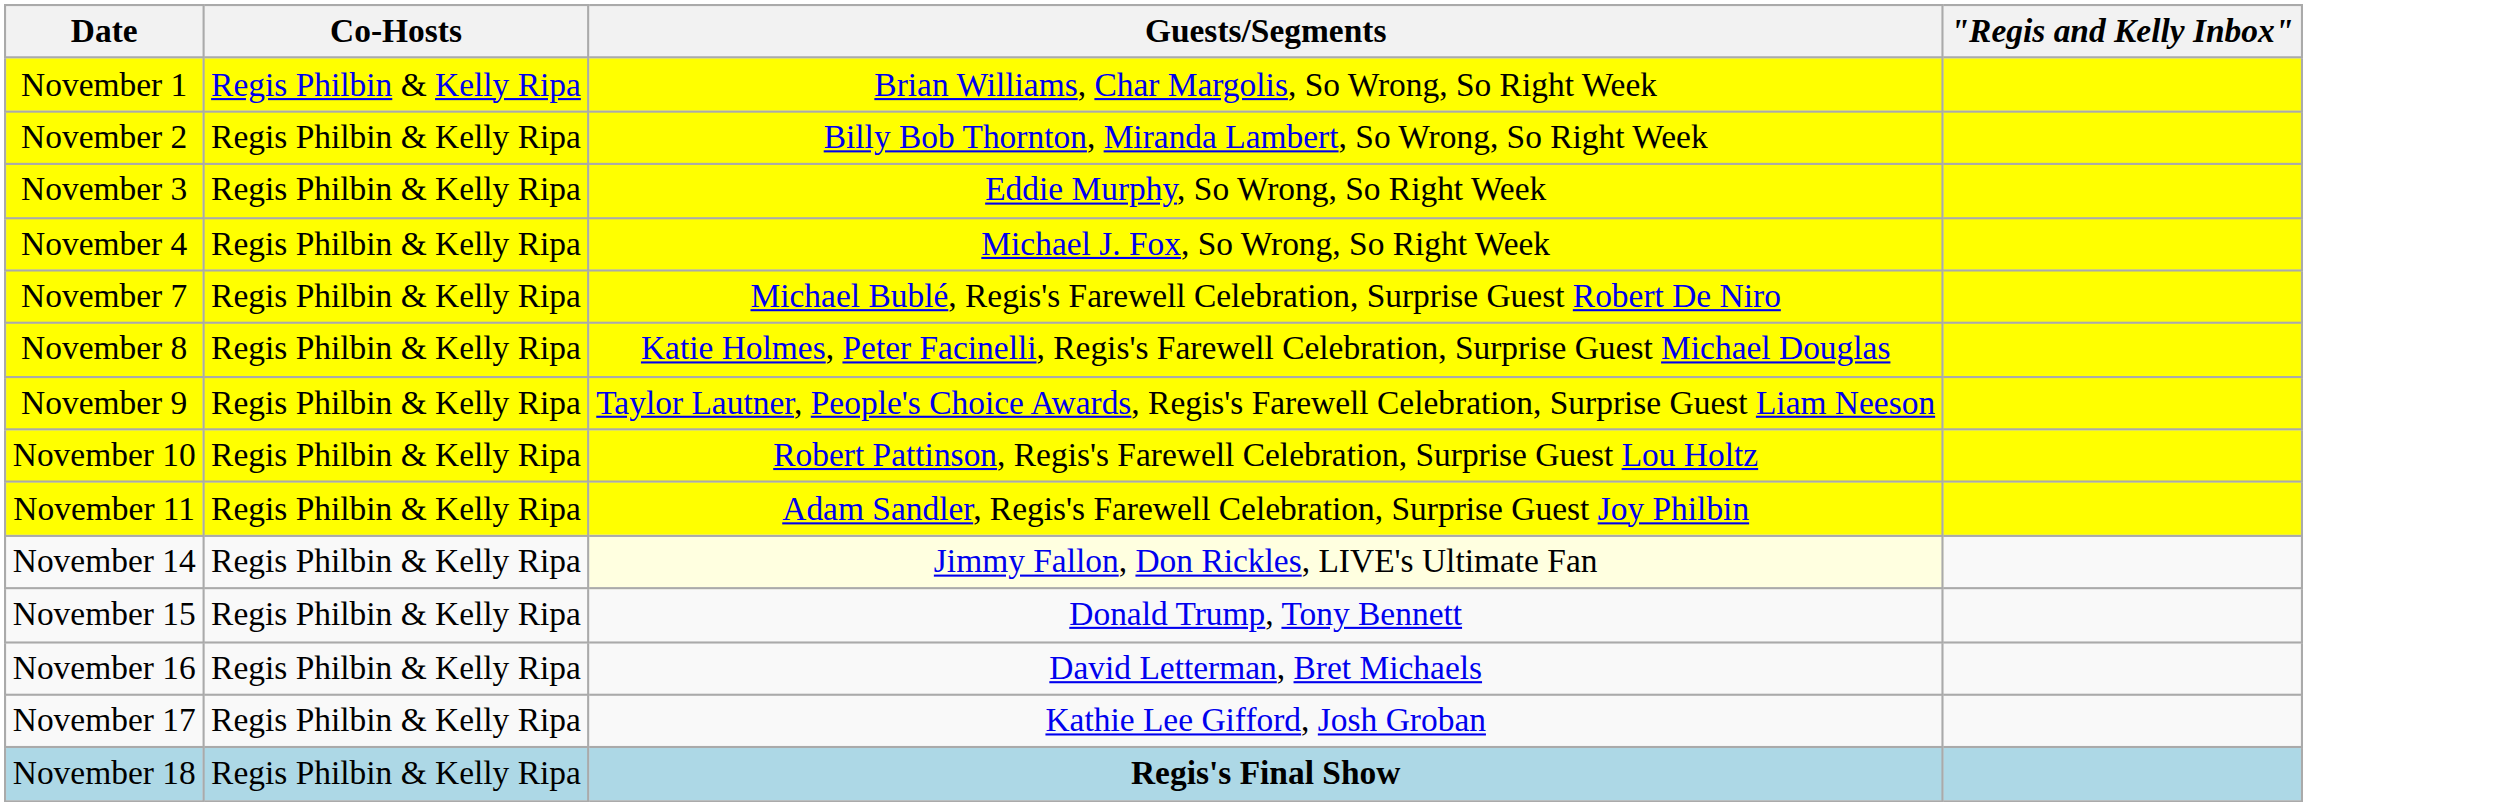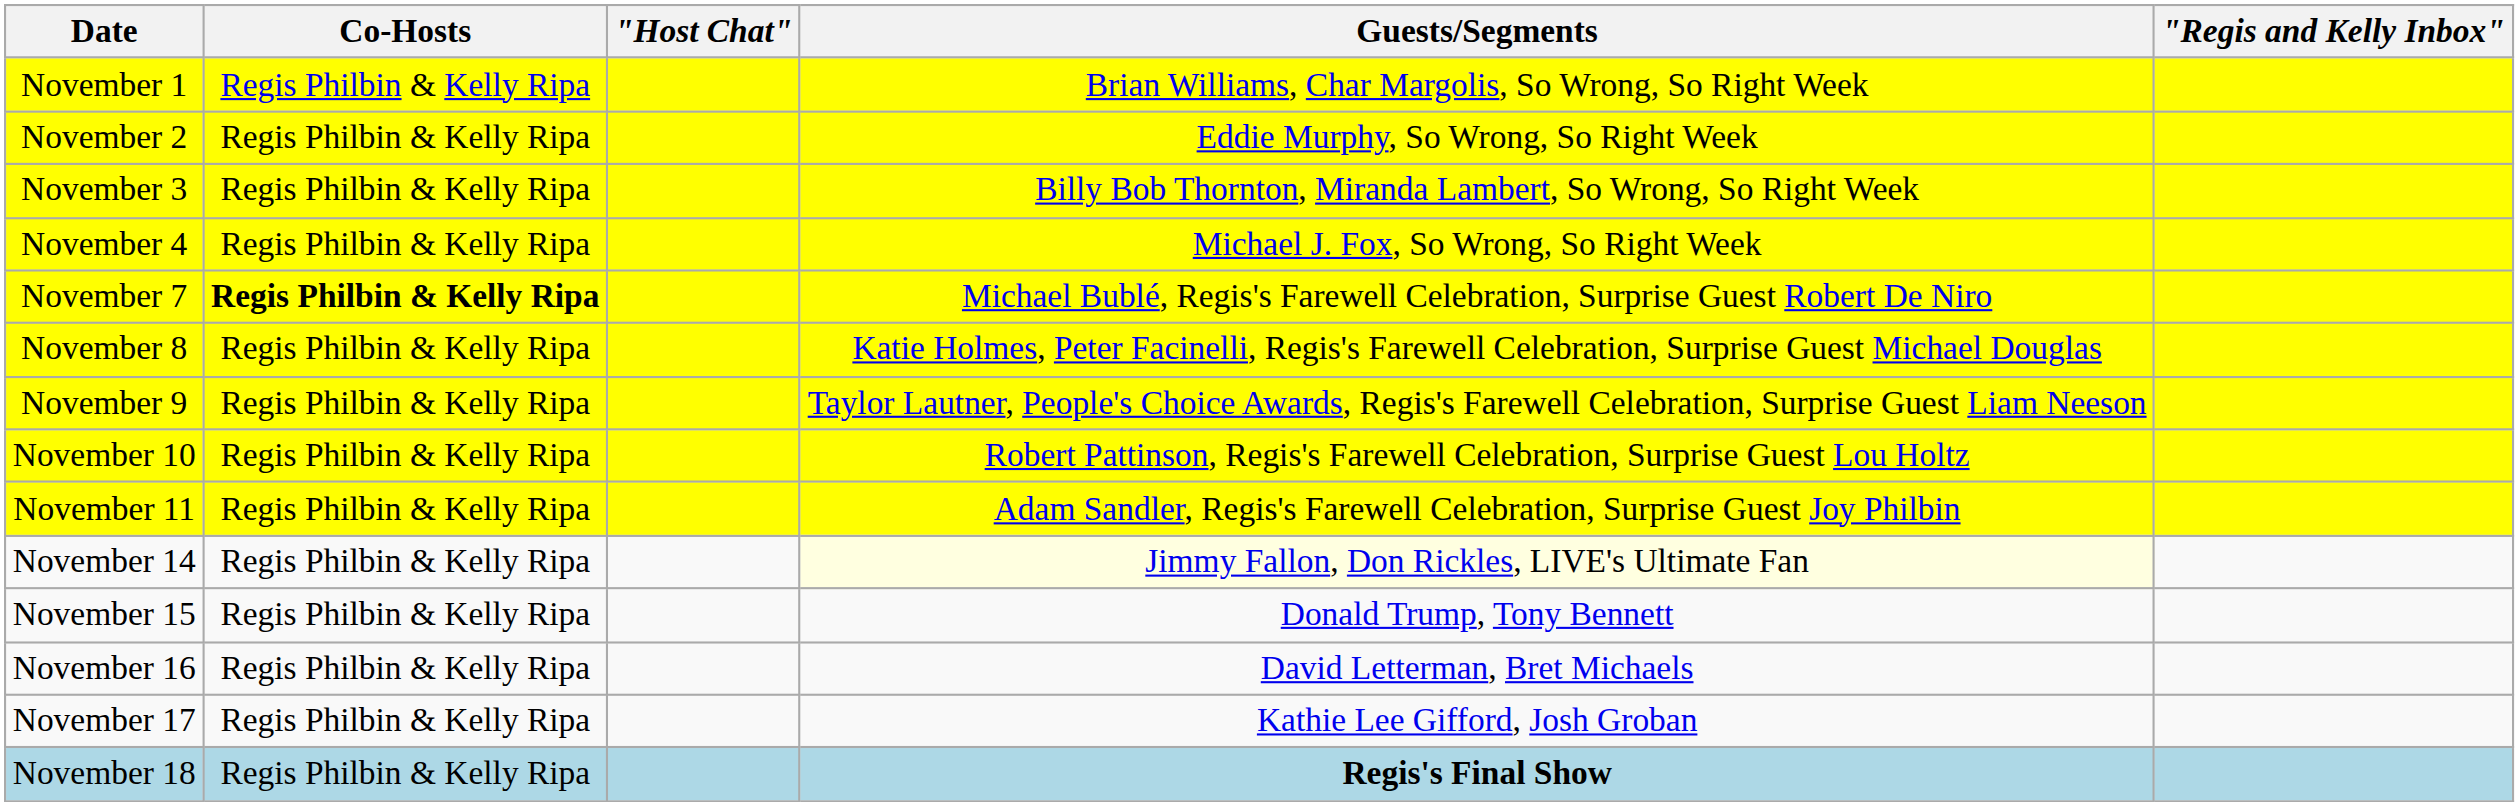+ column: (704, 31)
(1266, 137) Billy Bob Thornton, Miranda Lambert, So Wrong, So Right Week -> (1477, 137) Eddie Murphy, So Wrong, So Right Week
(1266, 190) Eddie Murphy, So Wrong, So Right Week -> (1477, 190) Billy Bob Thornton, Miranda Lambert, So Wrong, So Right Week
(396, 296) normal -> (405, 296) bold
